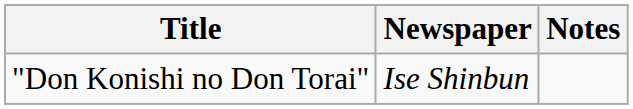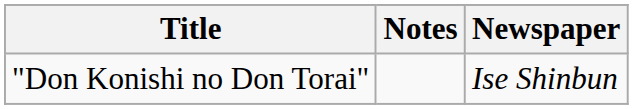columns swapped: (458, 29) <-> (583, 29)
